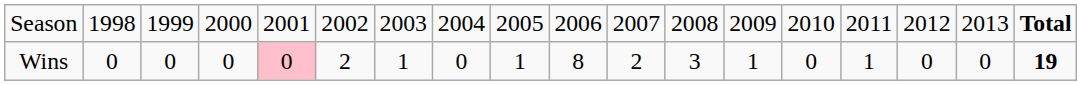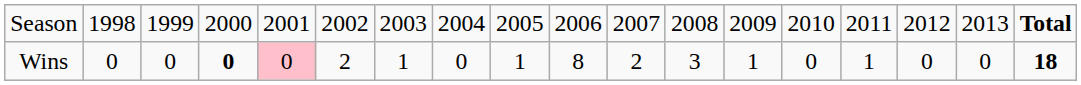(228, 60) normal -> (228, 60) bold
(1046, 60) 19 -> (1046, 60) 18
